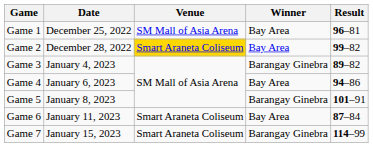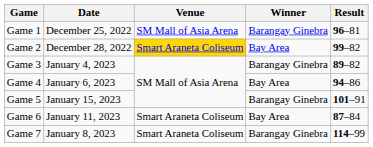(269, 30) Bay Area -> (288, 30) Barangay Ginebra
(81, 99) January 8, 2023 -> (83, 99) January 15, 2023
(83, 133) January 15, 2023 -> (81, 133) January 8, 2023
